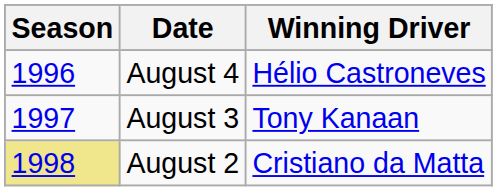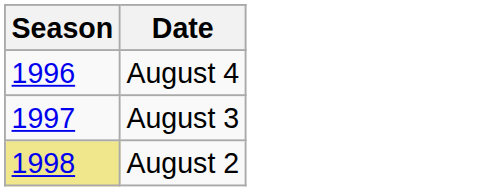- column: (369, 28)
